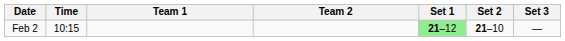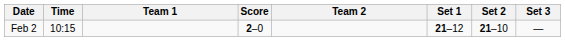+ column: (255, 12)
(442, 28) lightgreen background -> (449, 28) no background
